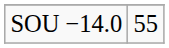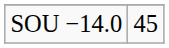(146, 23) 55 -> (146, 23) 45
